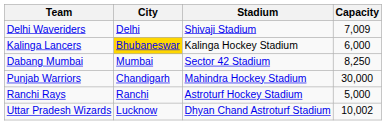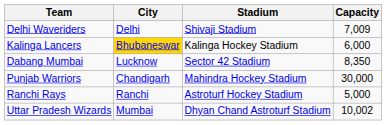(135, 62) Mumbai -> (137, 62) Lucknow
(357, 62) 8,250 -> (357, 62) 8,350
(137, 111) Lucknow -> (135, 111) Mumbai
